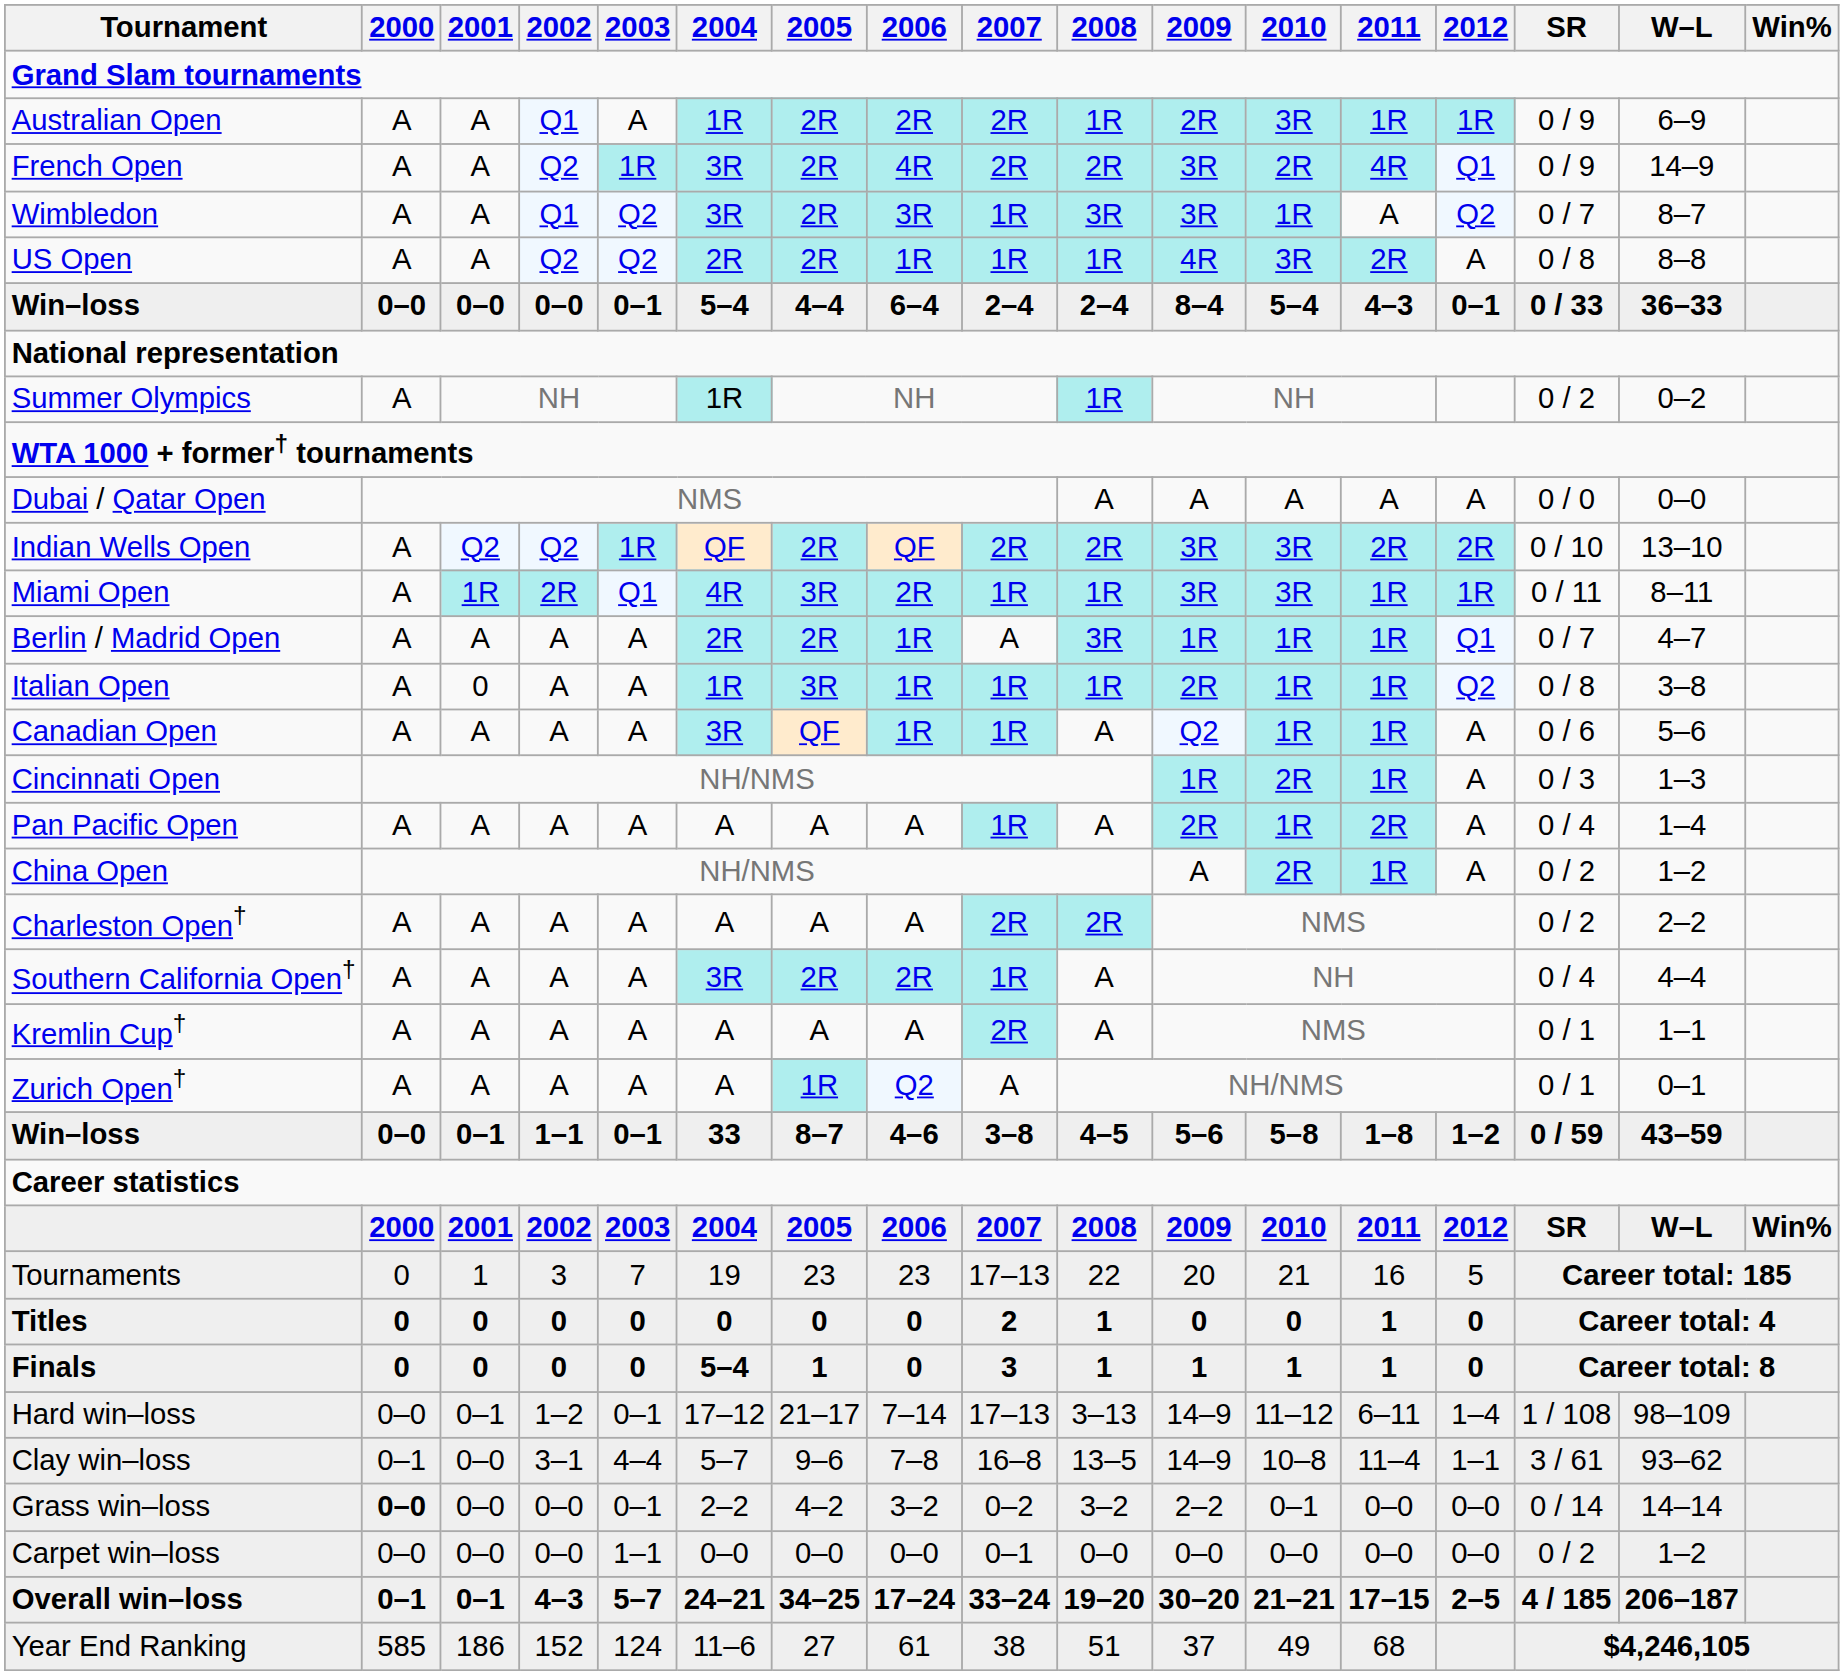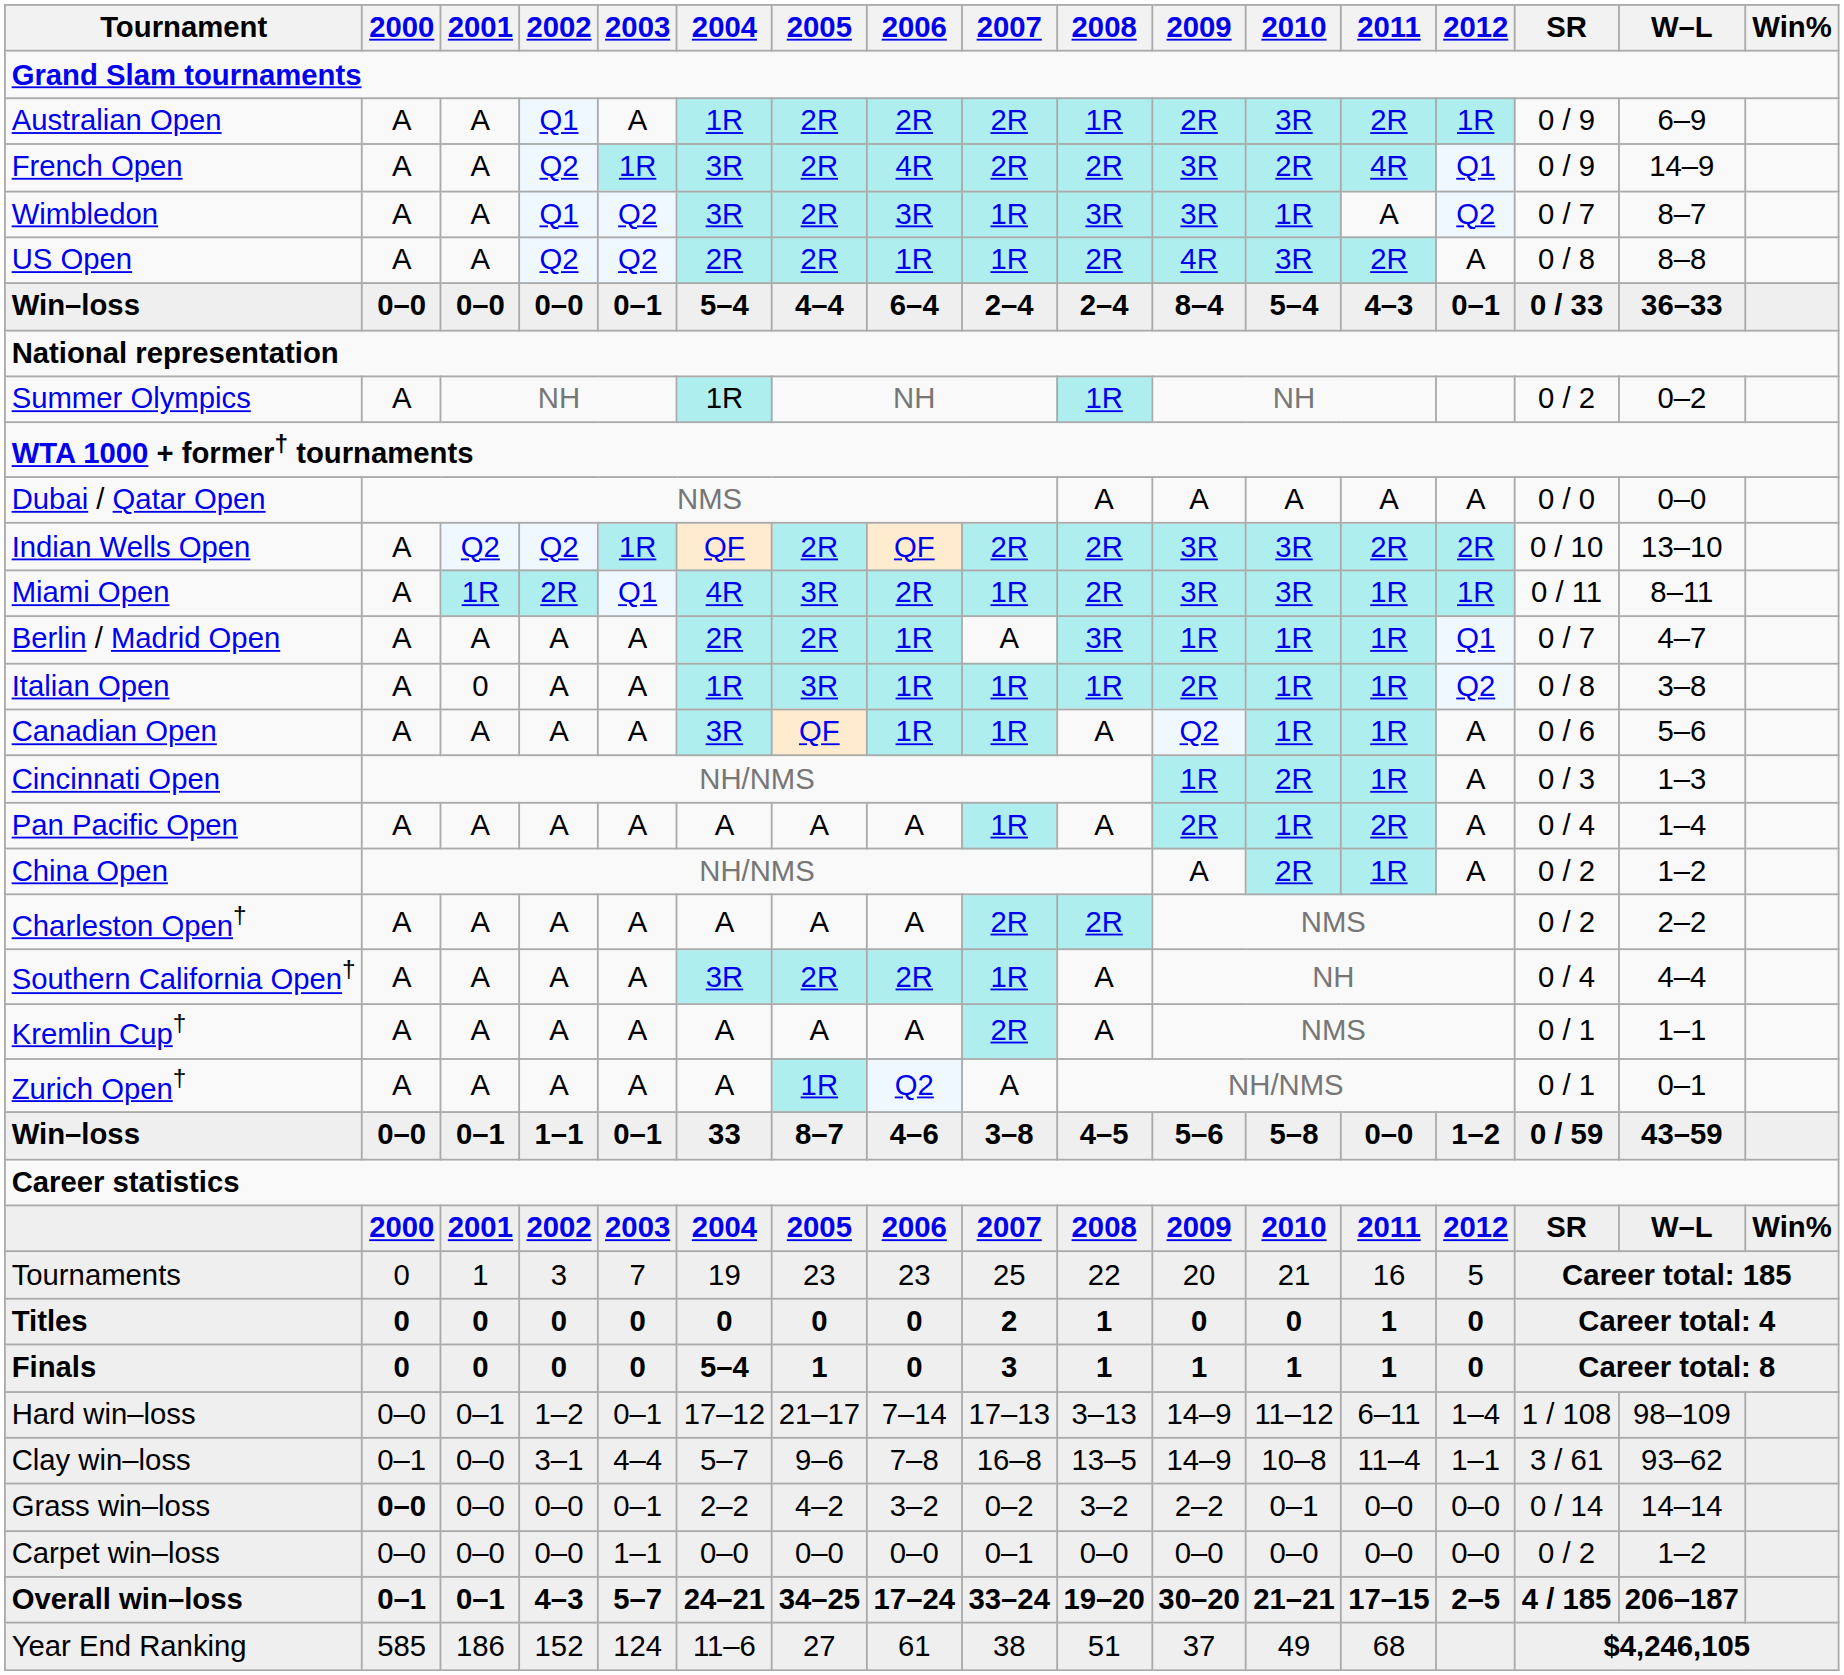(1389, 120) 1R -> (1389, 120) 2R
(1104, 259) 1R -> (1104, 259) 2R
(1104, 592) 1R -> (1104, 592) 2R
(1389, 1135) 1–8 -> (1389, 1135) 0–0
(1009, 1274) 17–13 -> (1009, 1274) 25
